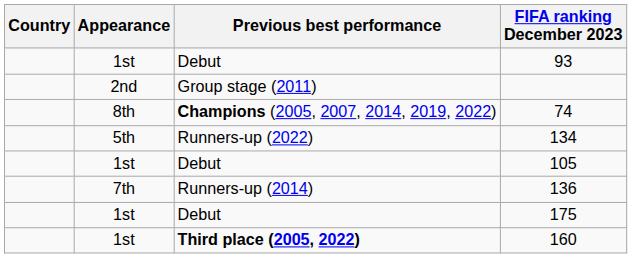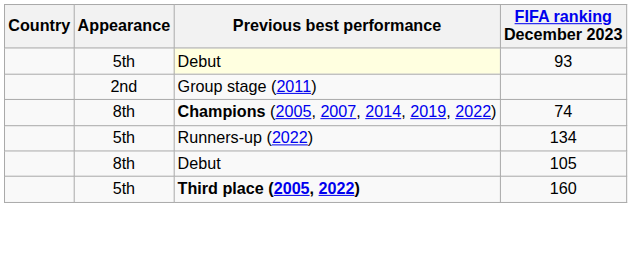(124, 61) 1st -> (124, 61) 5th
(199, 61) no background -> (199, 61) lightyellow background
(124, 163) 1st -> (124, 163) 8th
- row: (563, 189)
- row: (563, 214)
(124, 240) 1st -> (124, 189) 5th
